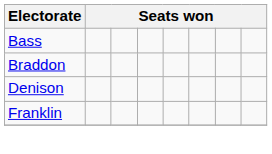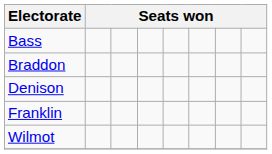+ row: (31, 137)
